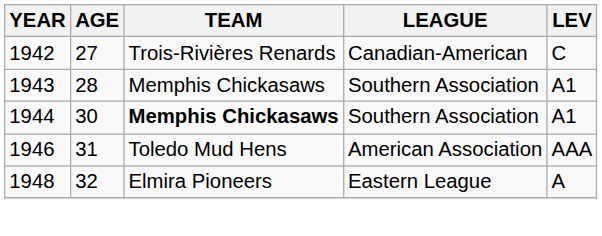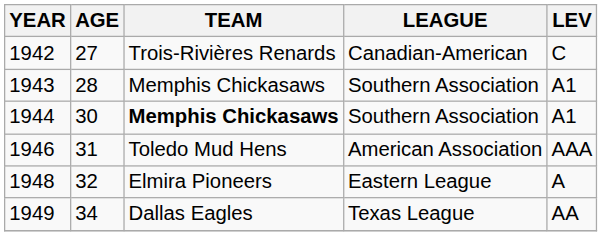+ row: (32, 213)
